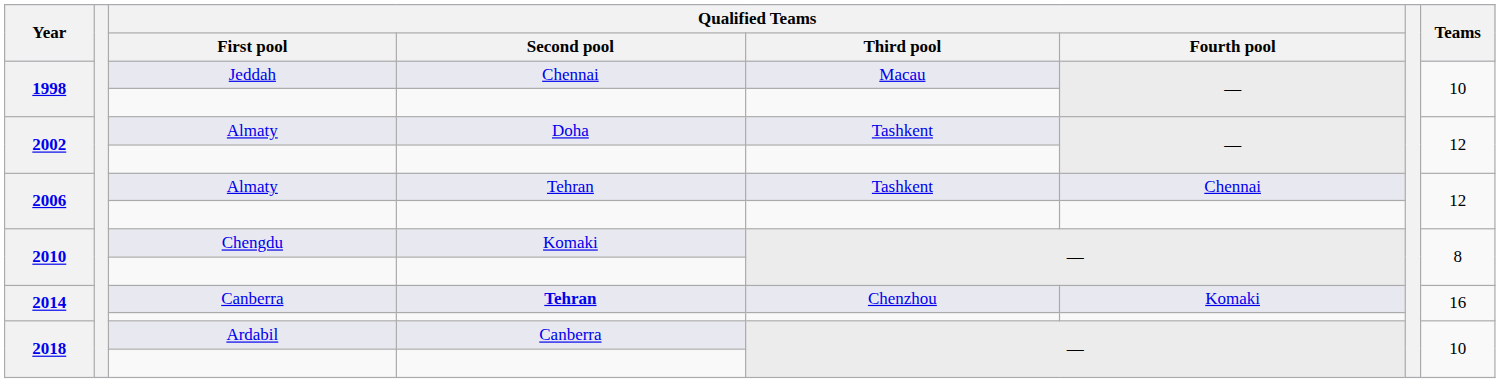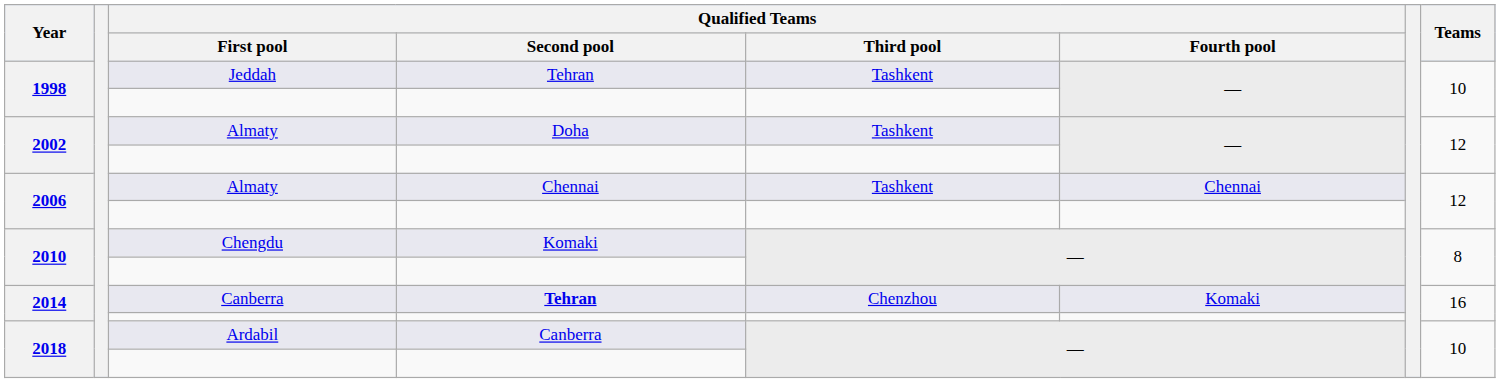(570, 74) Chennai -> (570, 74) Tehran
(902, 74) Macau -> (902, 74) Tashkent
(570, 187) Tehran -> (570, 187) Chennai
